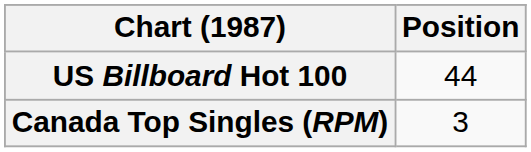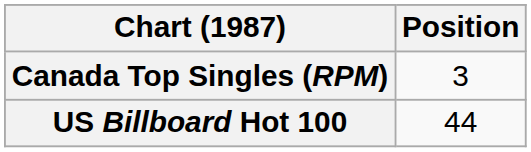rows swapped: (200, 122) <-> (200, 75)
